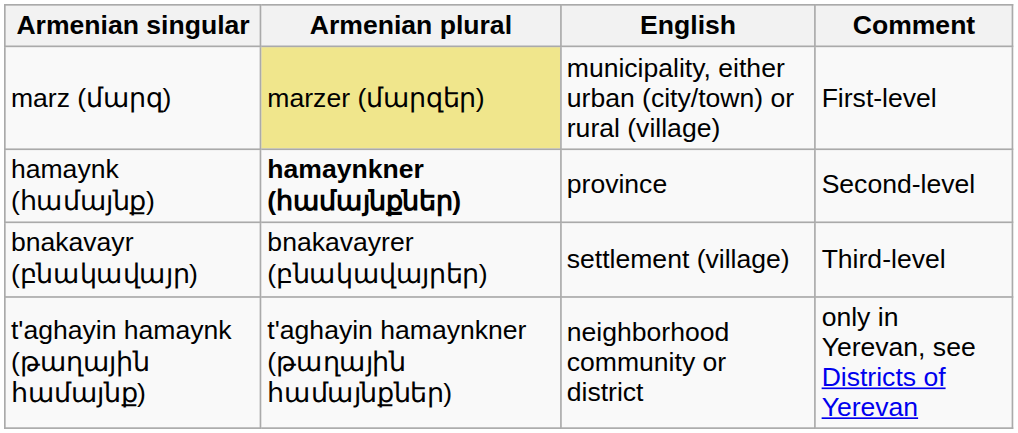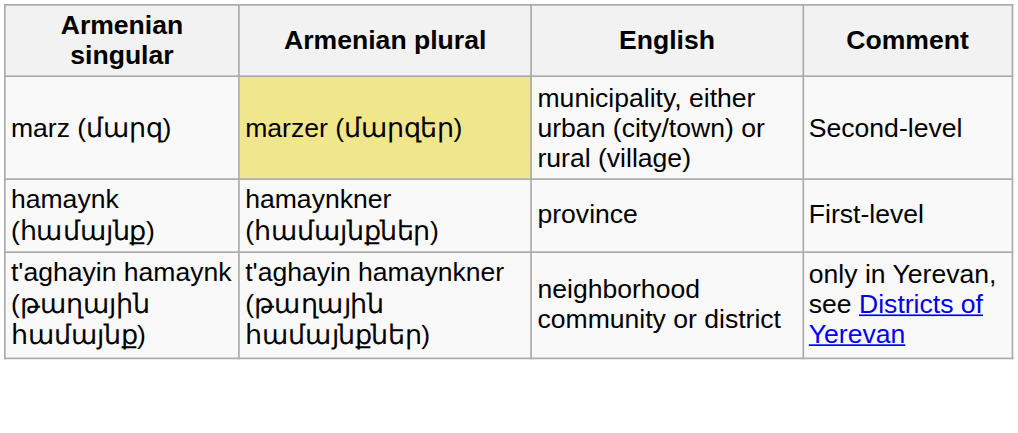(879, 97) First-level -> (886, 127) Second-level
(364, 185) bold -> (342, 215) normal
(898, 185) Second-level -> (866, 215) First-level
- row: (104, 258)
